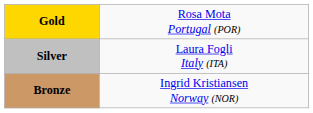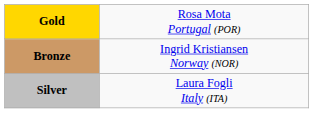rows swapped: (52, 55) <-> (52, 90)
